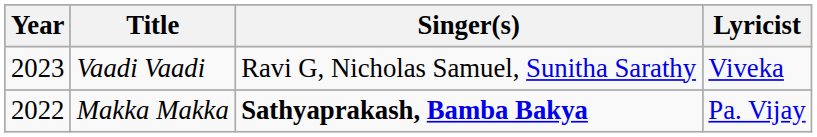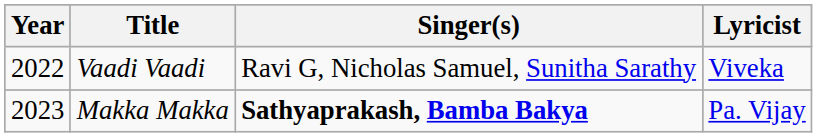(38, 68) 2023 -> (38, 68) 2022
(38, 110) 2022 -> (38, 110) 2023
